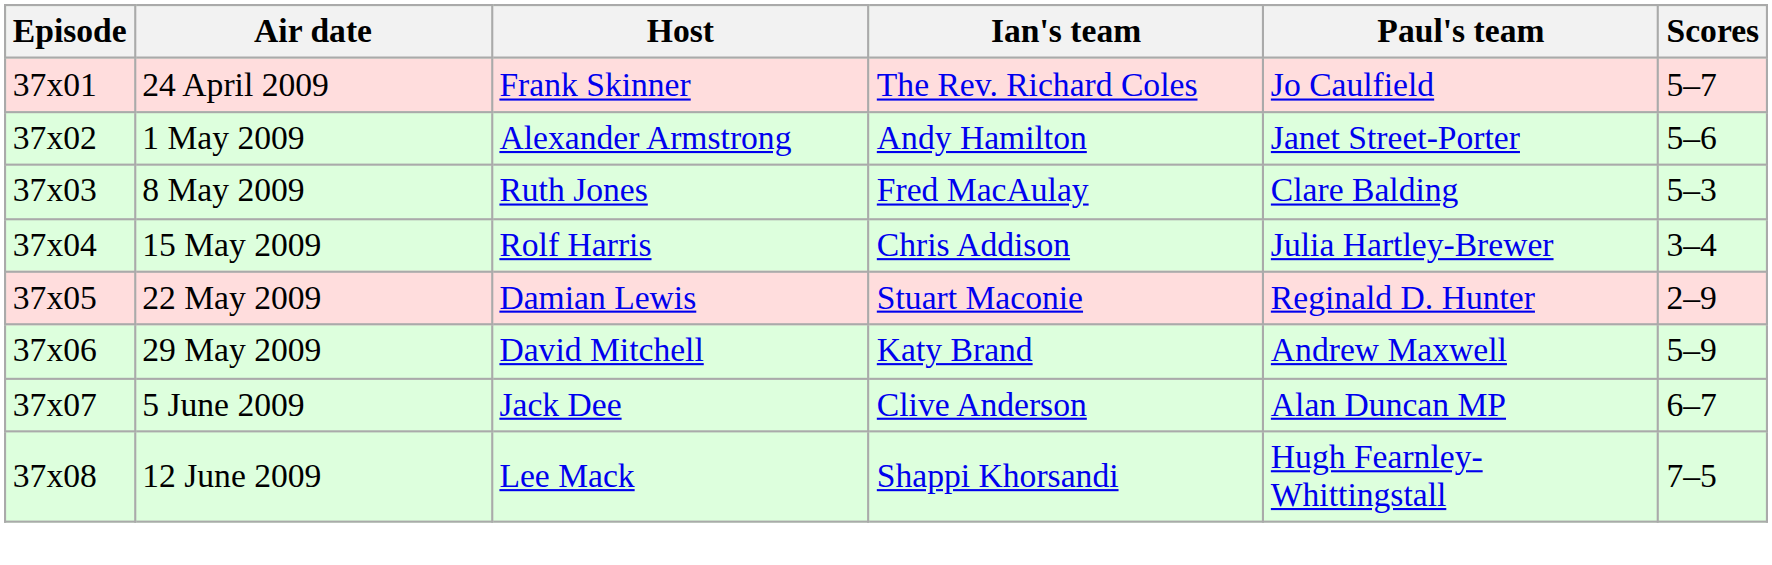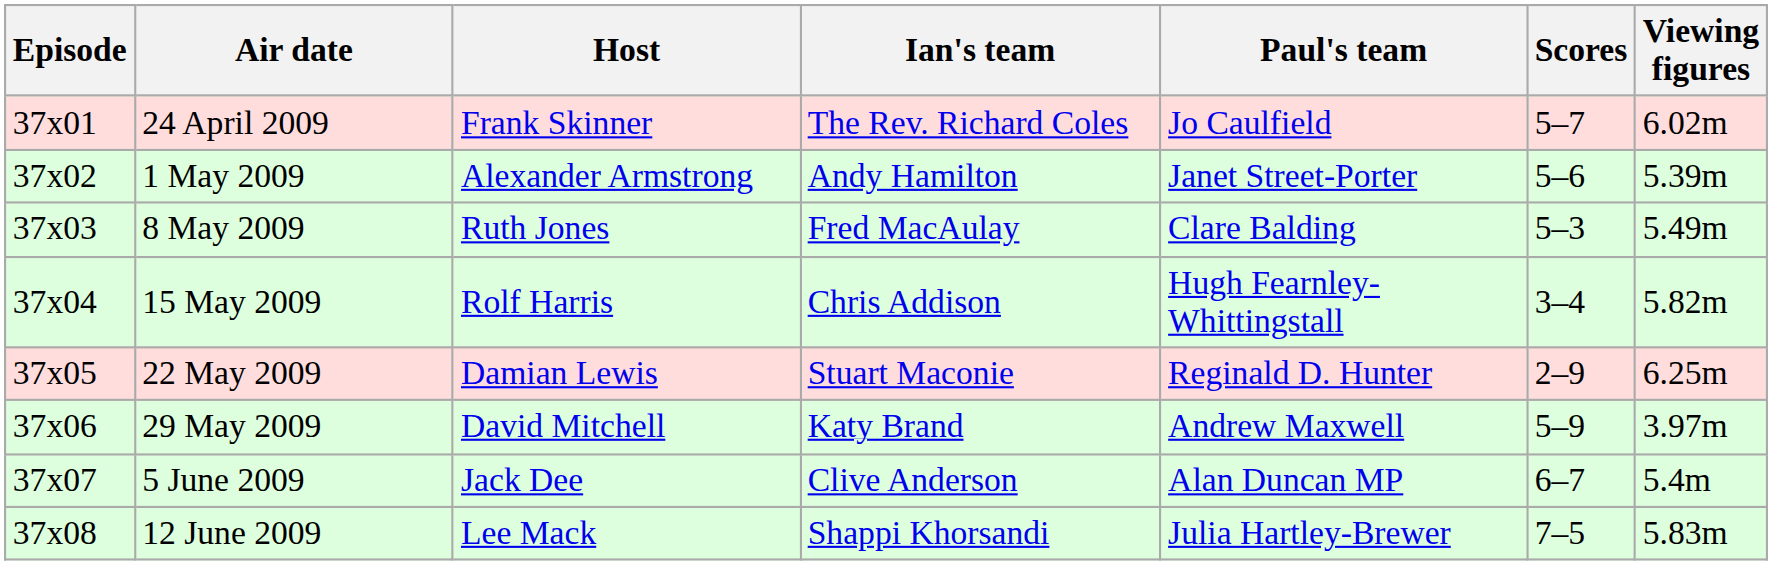+ column: (1701, 50)
(1412, 244) Julia Hartley-Brewer -> (1274, 300) Hugh Fearnley-Whittingstall
(1377, 476) Hugh Fearnley-Whittingstall -> (1309, 533) Julia Hartley-Brewer
